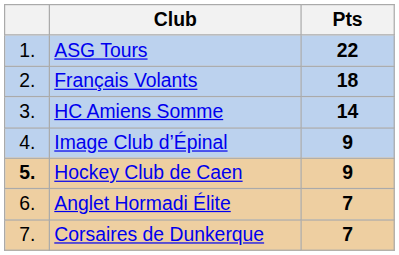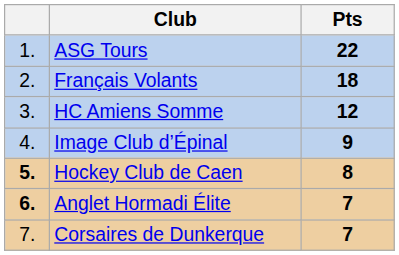(348, 111) 14 -> (348, 111) 12
(348, 173) 9 -> (348, 173) 8
(27, 204) normal -> (27, 204) bold
